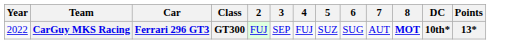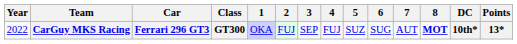+ column: (261, 12)
